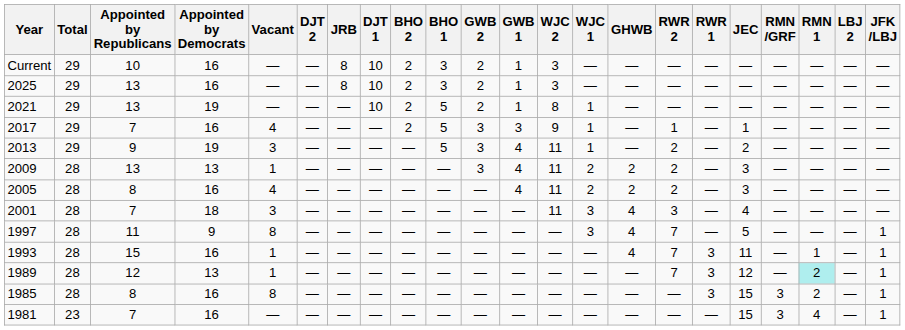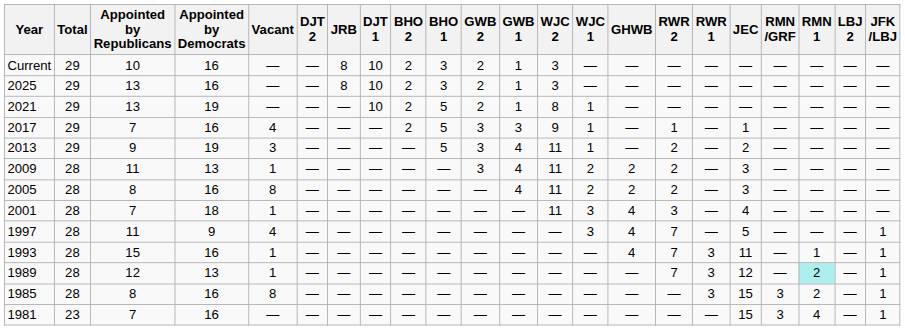(133, 169) 13 -> (133, 169) 11
(273, 190) 4 -> (273, 190) 8
(273, 210) 3 -> (273, 210) 1
(273, 231) 8 -> (273, 231) 4
